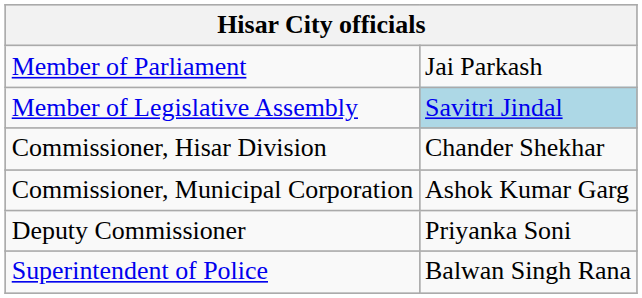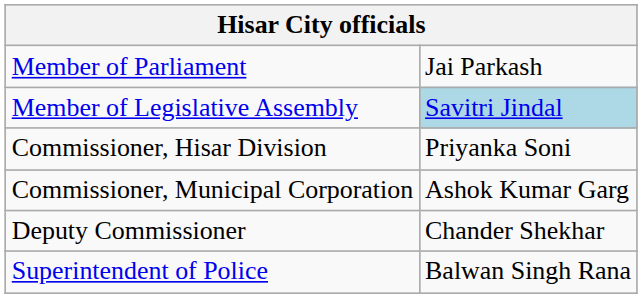(515, 148) Chander Shekhar -> (498, 148) Priyanka Soni
(498, 230) Priyanka Soni -> (515, 230) Chander Shekhar
